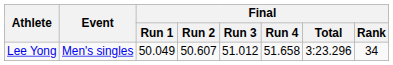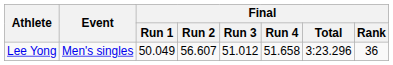(199, 51) 50.607 -> (199, 51) 56.607
(371, 51) 34 -> (371, 51) 36
